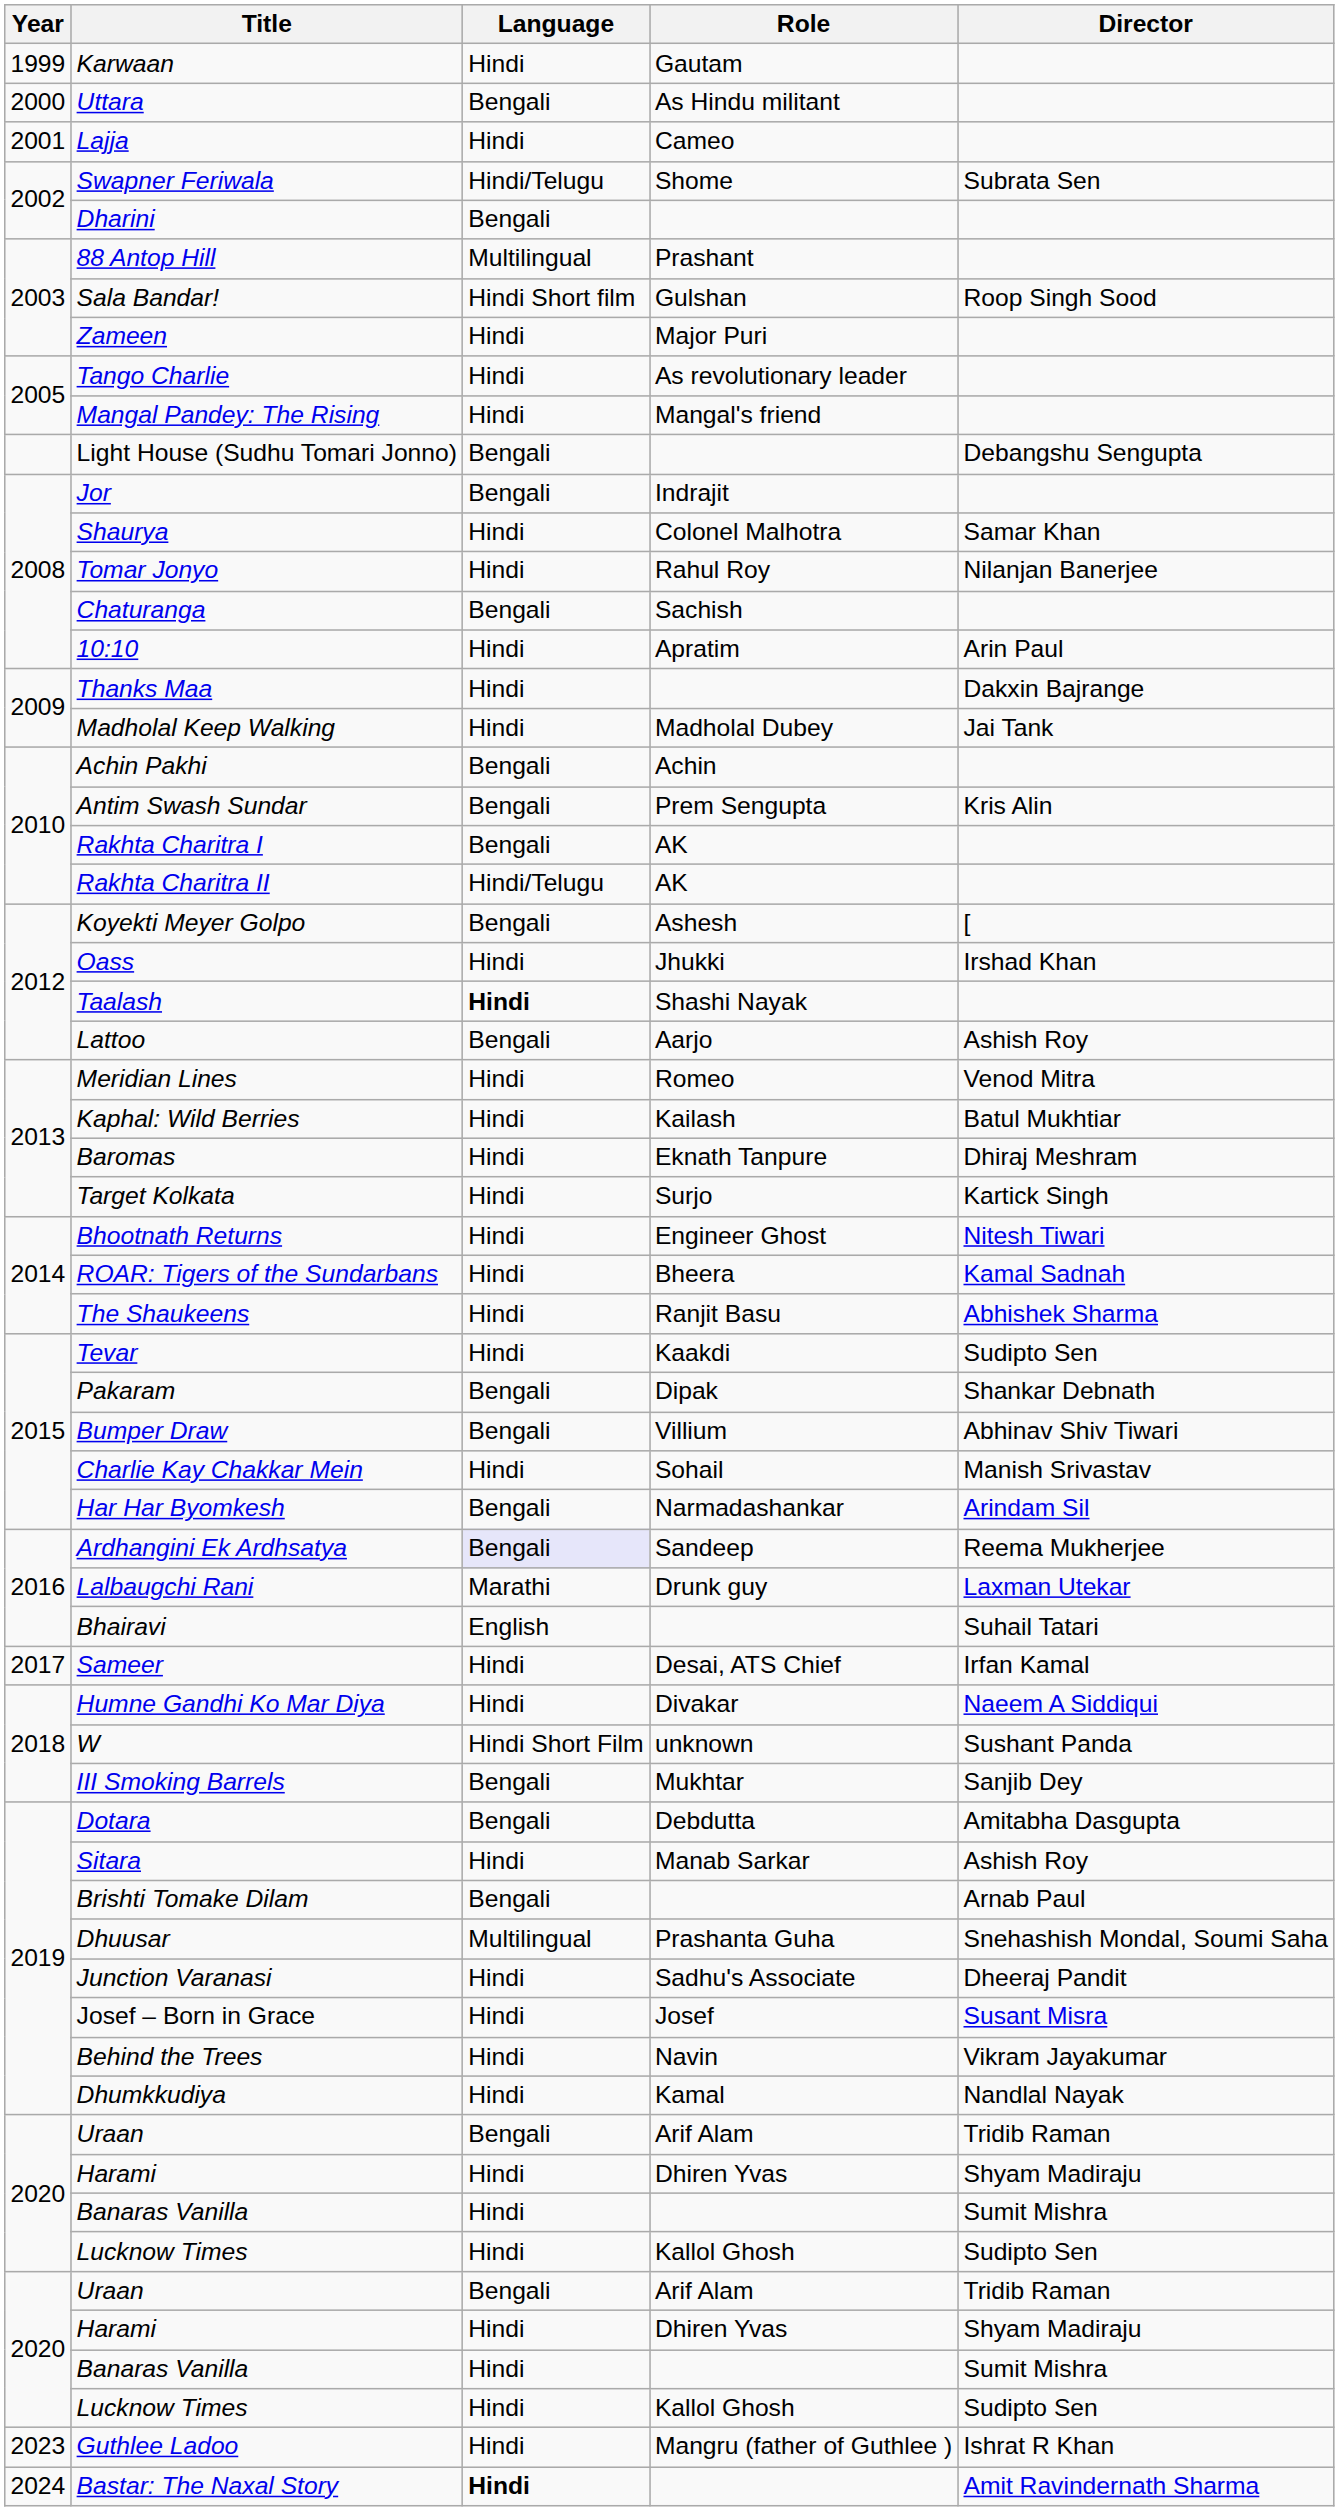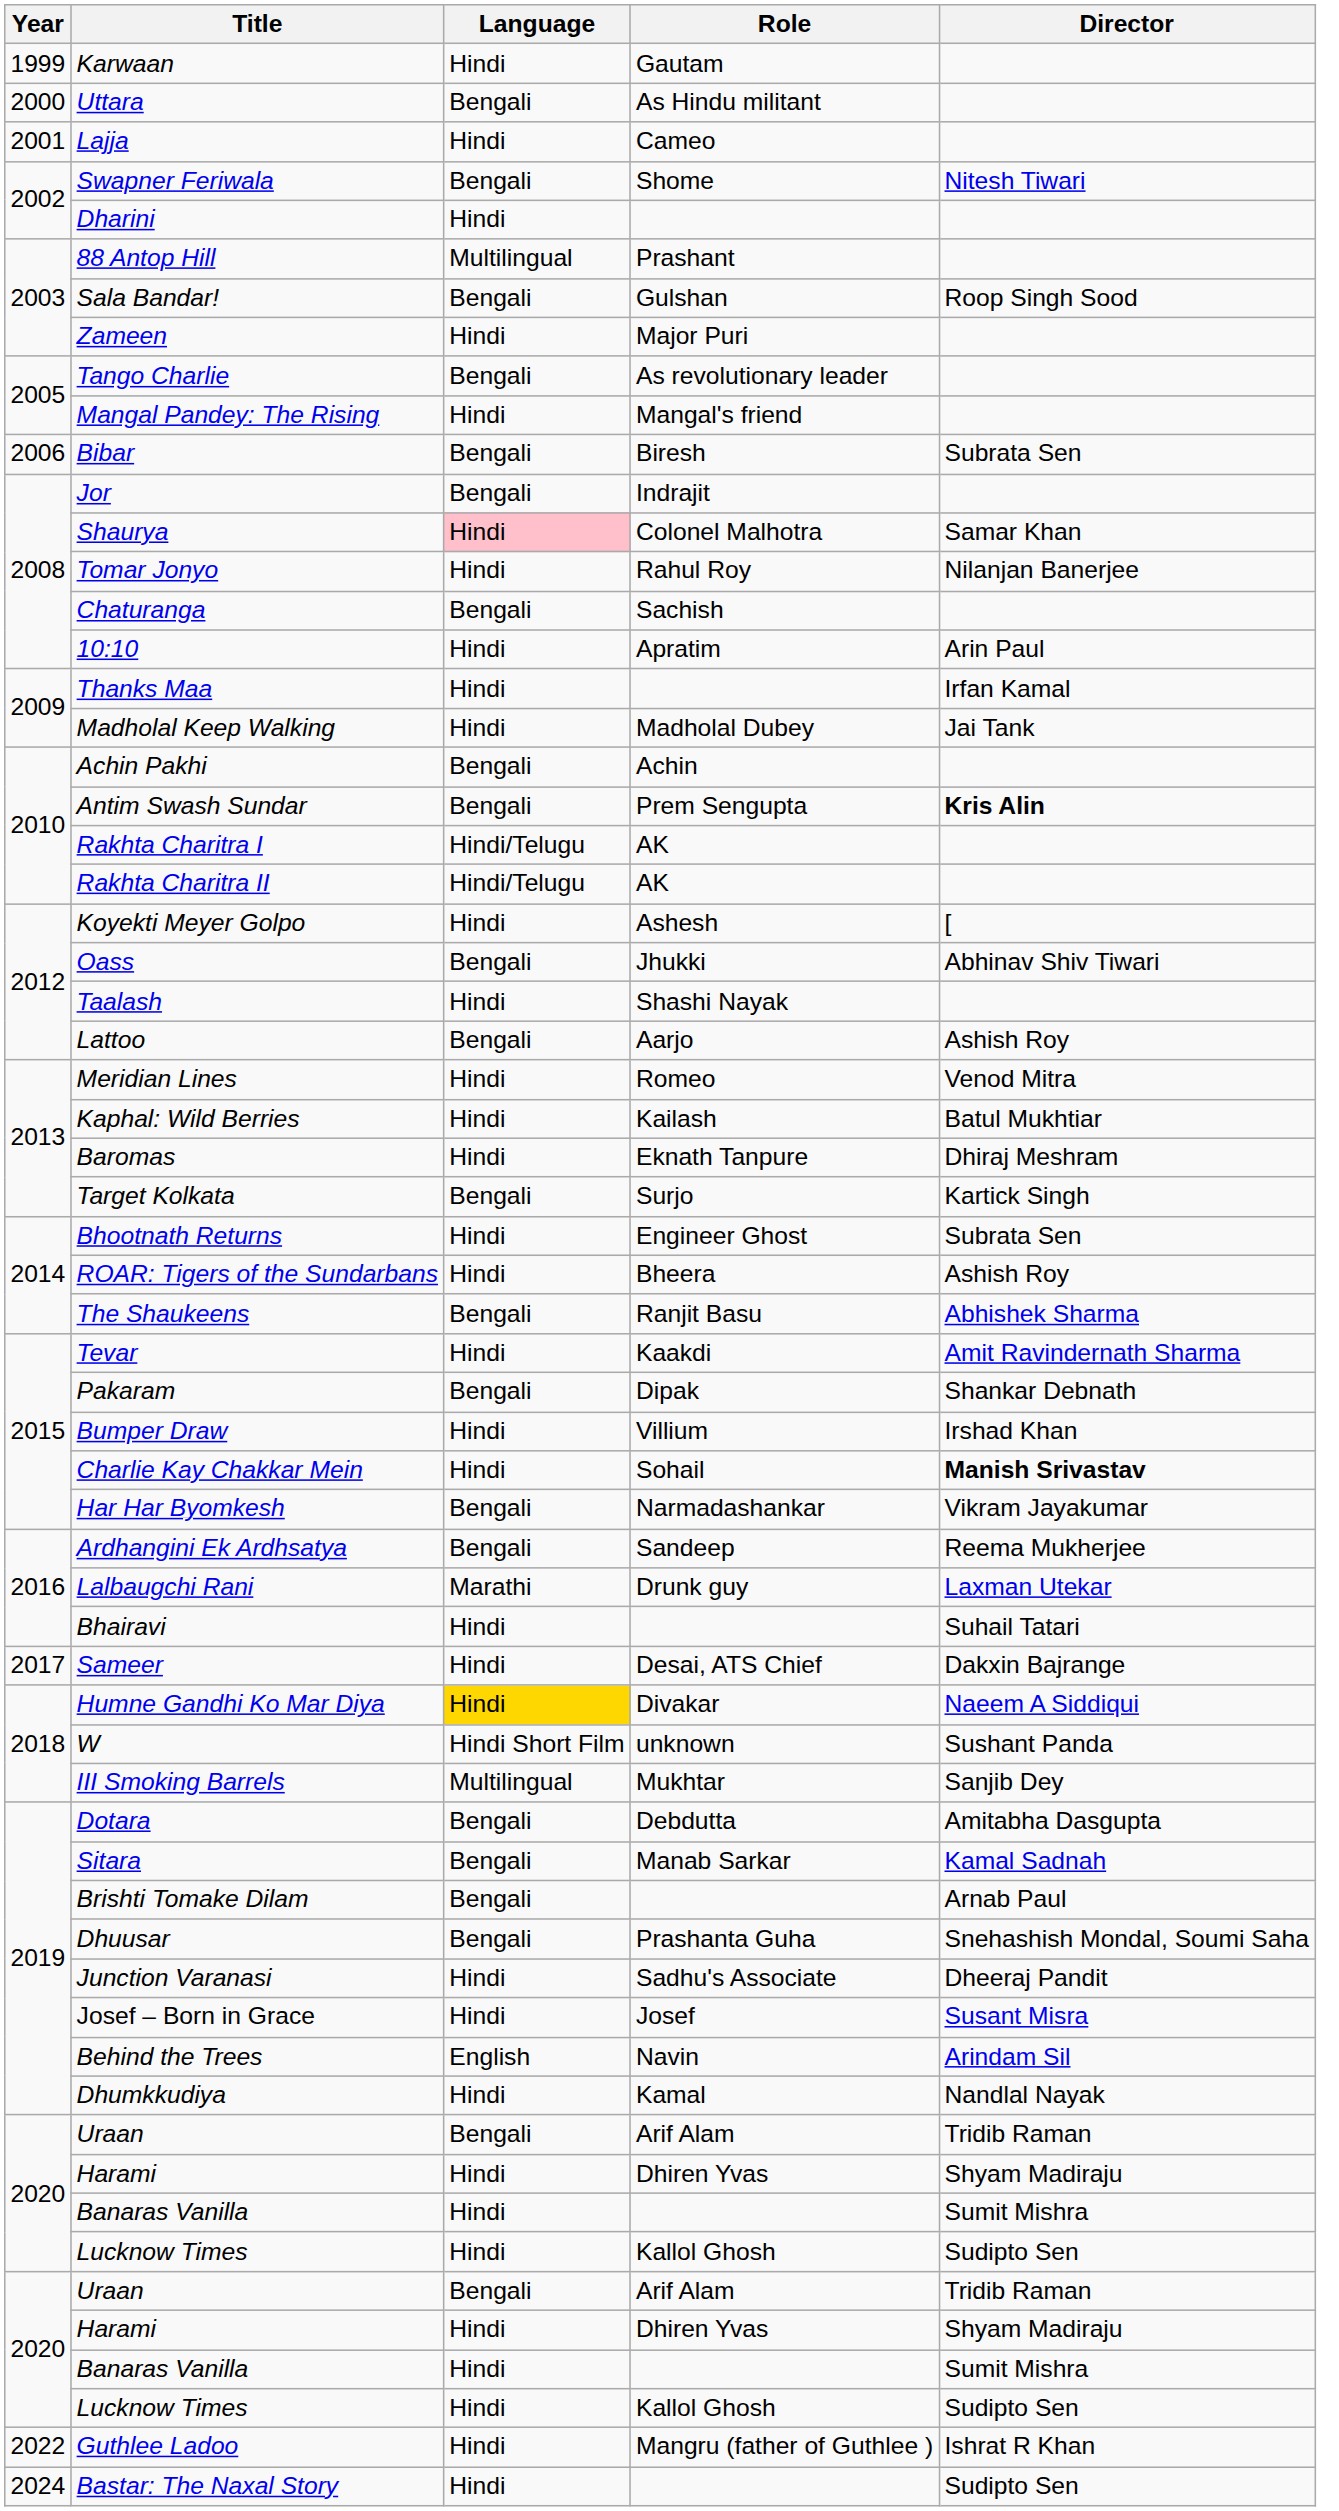(536, 180) Hindi/Telugu -> (490, 180) Bengali
(1032, 180) Subrata Sen -> (1015, 180) Nitesh Tiwari
(509, 219) Bengali -> (477, 219) Hindi
(552, 297) Hindi Short film -> (490, 297) Bengali
(496, 375) Hindi -> (490, 375) Bengali
- row: (267, 453)
+ row: (105, 453)
(496, 532) no background -> (477, 532) pink background
(1054, 688) Dakxin Bajrange -> (1008, 688) Irfan Kamal
(1008, 805) normal -> (995, 805) bold
(509, 844) Bengali -> (517, 844) Hindi/Telugu
(509, 922) Bengali -> (477, 922) Hindi
(496, 961) Hindi -> (490, 961) Bengali
(1030, 961) Irshad Khan -> (1052, 961) Abhinav Shiv Tiwari
(499, 1000) bold -> (477, 1000) normal
(496, 1196) Hindi -> (490, 1196) Bengali
(1034, 1235) Nitesh Tiwari -> (1013, 1235) Subrata Sen
(1044, 1274) Kamal Sadnah -> (1007, 1274) Ashish Roy
(496, 1313) Hindi -> (490, 1313) Bengali
(1031, 1352) Sudipto Sen -> (1092, 1352) Amit Ravindernath Sharma
(509, 1430) Bengali -> (477, 1430) Hindi
(1071, 1430) Abhinav Shiv Tiwari -> (1011, 1430) Irshad Khan
(1057, 1469) normal -> (1045, 1469) bold
(1026, 1508) Arindam Sil -> (1046, 1508) Vikram Jayakumar
(509, 1548) lavender background -> (490, 1548) no background
(509, 1626) English -> (477, 1626) Hindi
(1026, 1665) Irfan Kamal -> (1035, 1665) Dakxin Bajrange
(496, 1704) no background -> (477, 1704) gold background
(509, 1782) Bengali -> (511, 1782) Multilingual
(496, 1860) Hindi -> (490, 1860) Bengali
(1026, 1860) Ashish Roy -> (1025, 1860) Kamal Sadnah
(530, 1938) Multilingual -> (490, 1938) Bengali
(496, 2056) Hindi -> (490, 2056) English
(1065, 2056) Vikram Jayakumar -> (1008, 2056) Arindam Sil
(38, 2446) 2023 -> (38, 2446) 2022
(499, 2485) bold -> (477, 2485) normal
(1111, 2485) Amit Ravindernath Sharma -> (1012, 2485) Sudipto Sen
